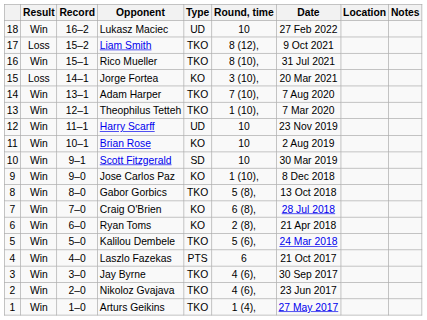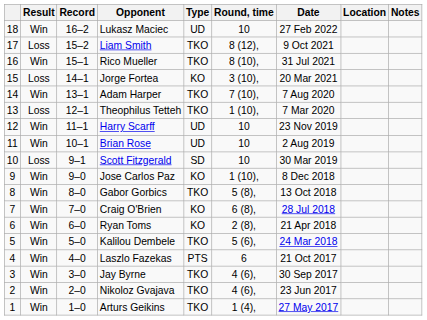(39, 111) Win -> (39, 111) Loss
(198, 144) KO -> (198, 144) UD
(39, 160) Win -> (39, 160) Loss
